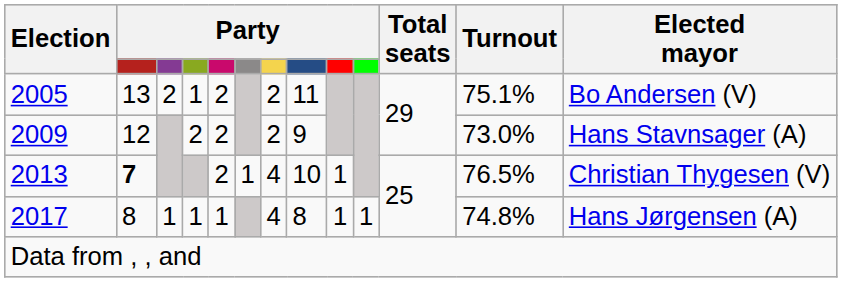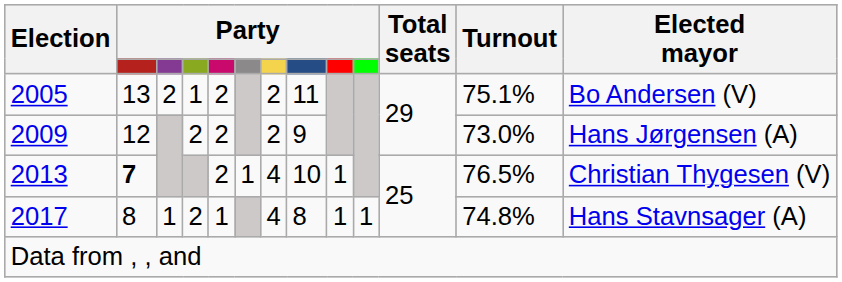(688, 134) Hans Stavnsager (A) -> (683, 134) Hans Jørgensen (A)
(196, 216) 1 -> (196, 216) 2
(683, 216) Hans Jørgensen (A) -> (688, 216) Hans Stavnsager (A)
